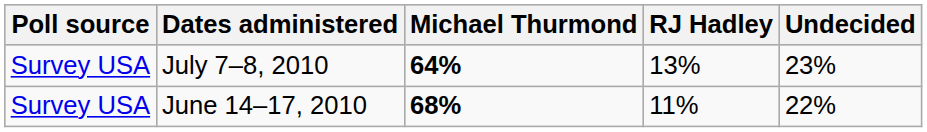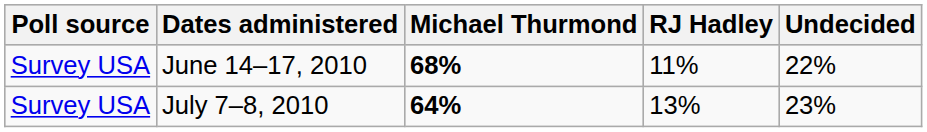rows swapped: (264, 106) <-> (245, 65)
